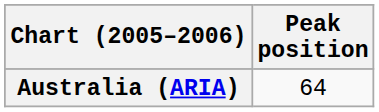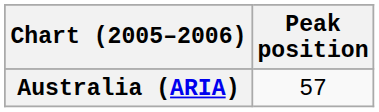(313, 88) 64 -> (313, 88) 57
